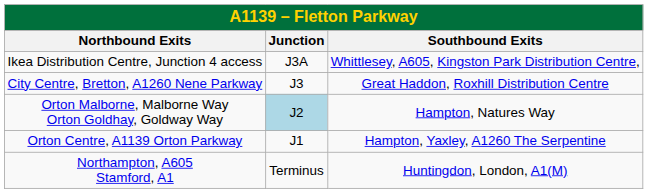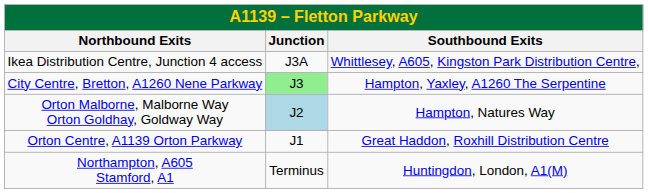(296, 83) no background -> (296, 83) lightgreen background
(485, 83) Great Haddon, Roxhill Distribution Centre -> (485, 83) Hampton, Yaxley, A1260 The Serpentine
(485, 141) Hampton, Yaxley, A1260 The Serpentine -> (485, 141) Great Haddon, Roxhill Distribution Centre
